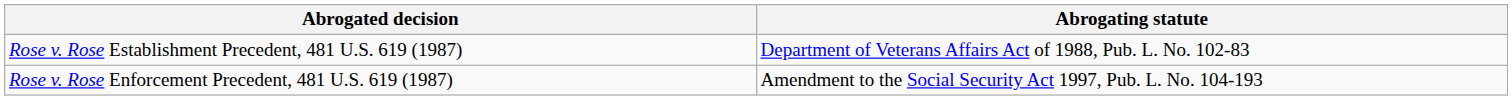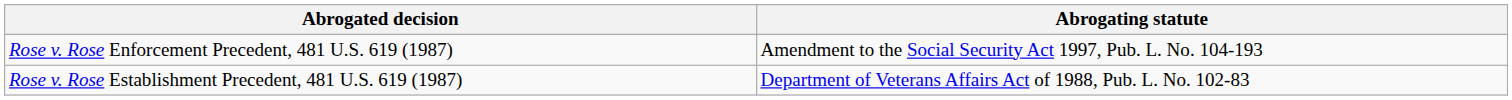rows swapped: (236, 49) <-> (231, 79)
